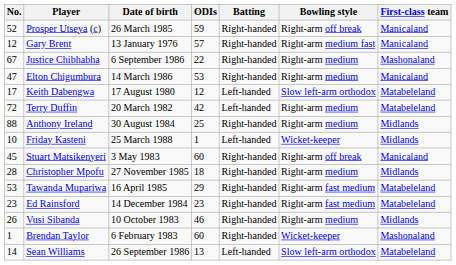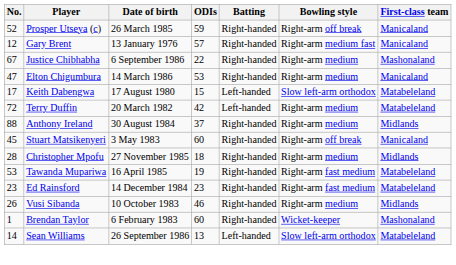(199, 92) 12 -> (199, 92) 15
(199, 124) 25 -> (199, 124) 37
- row: (56, 140)
(199, 188) 29 -> (199, 172) 19
